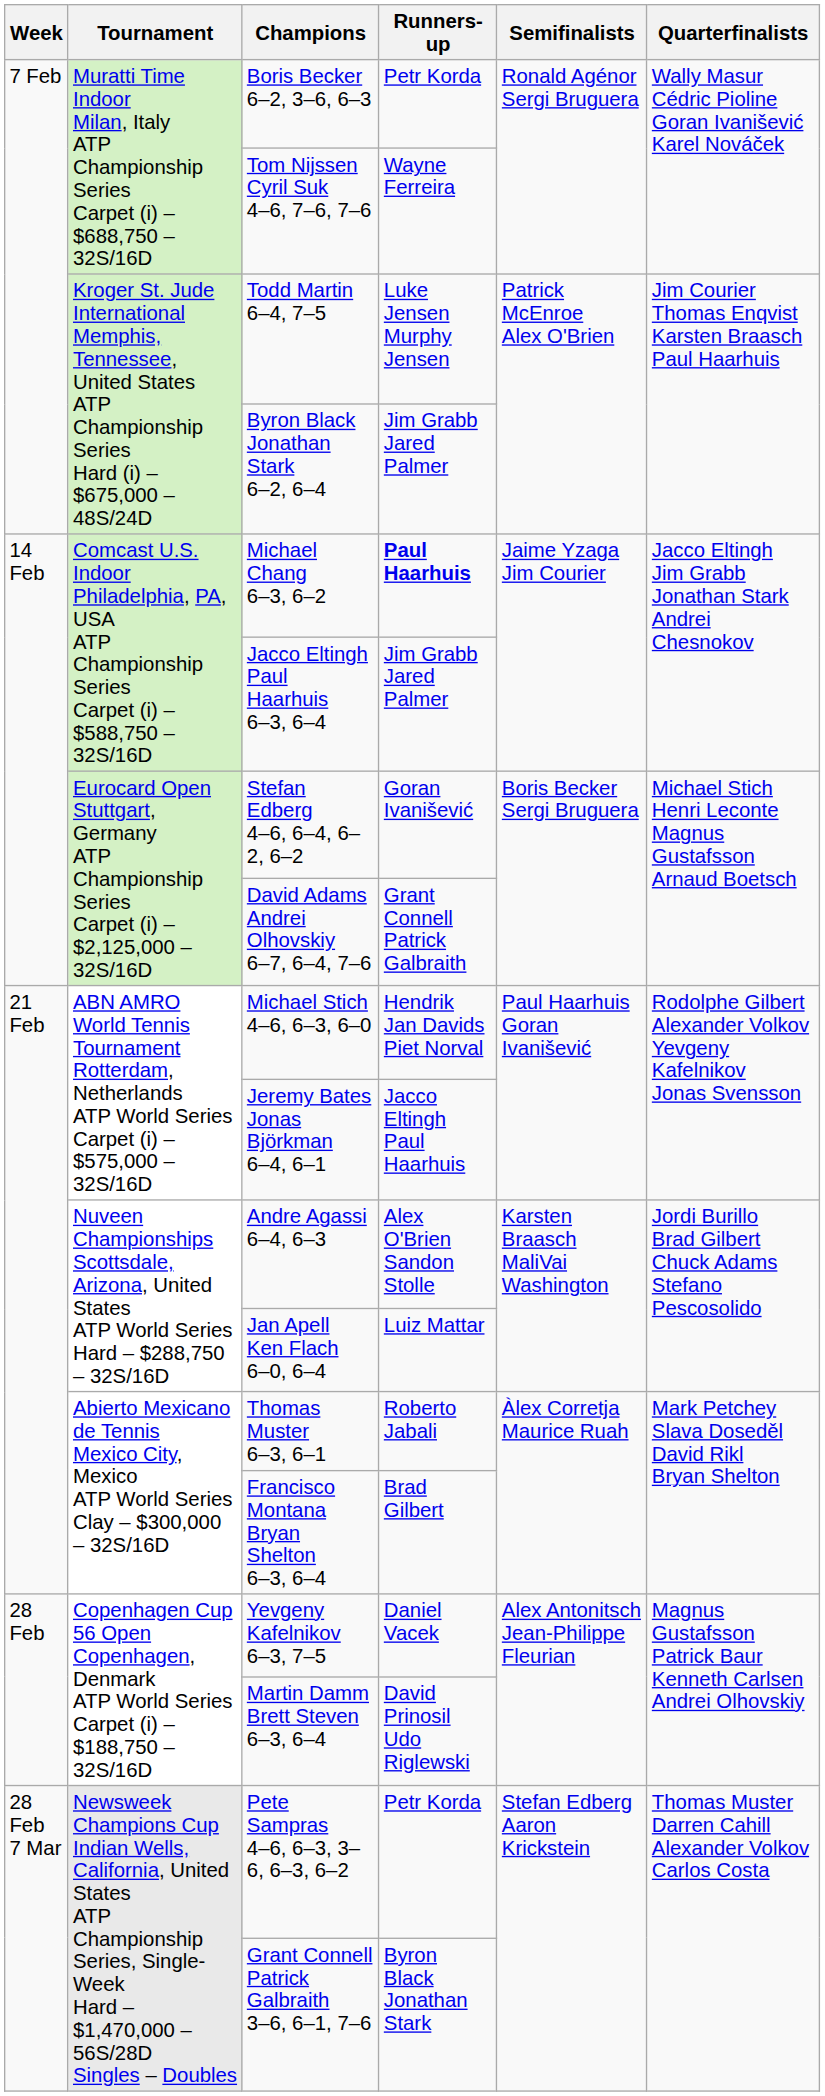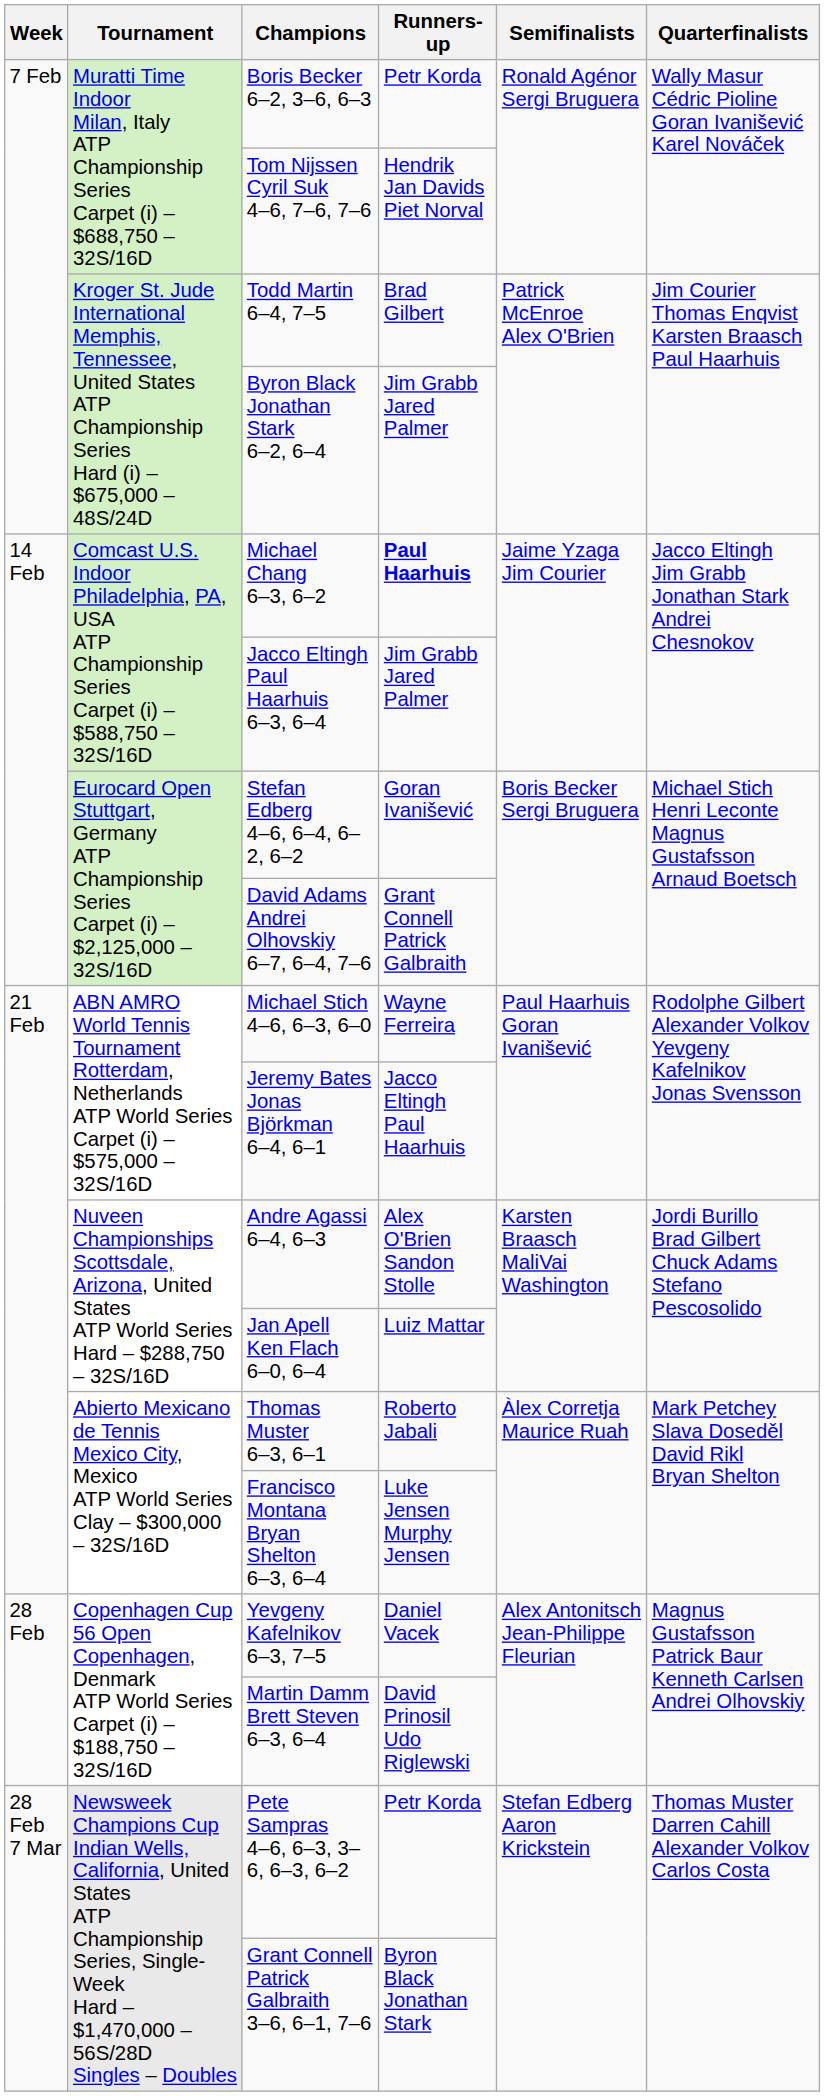(419, 176) Wayne Ferreira -> (434, 188) Hendrik Jan Davids Piet Norval
(418, 325) Luke Jensen Murphy Jensen -> (414, 302) Brad Gilbert
(434, 1025) Hendrik Jan Davids Piet Norval -> (419, 1014) Wayne Ferreira
(414, 1498) Brad Gilbert -> (418, 1520) Luke Jensen Murphy Jensen
